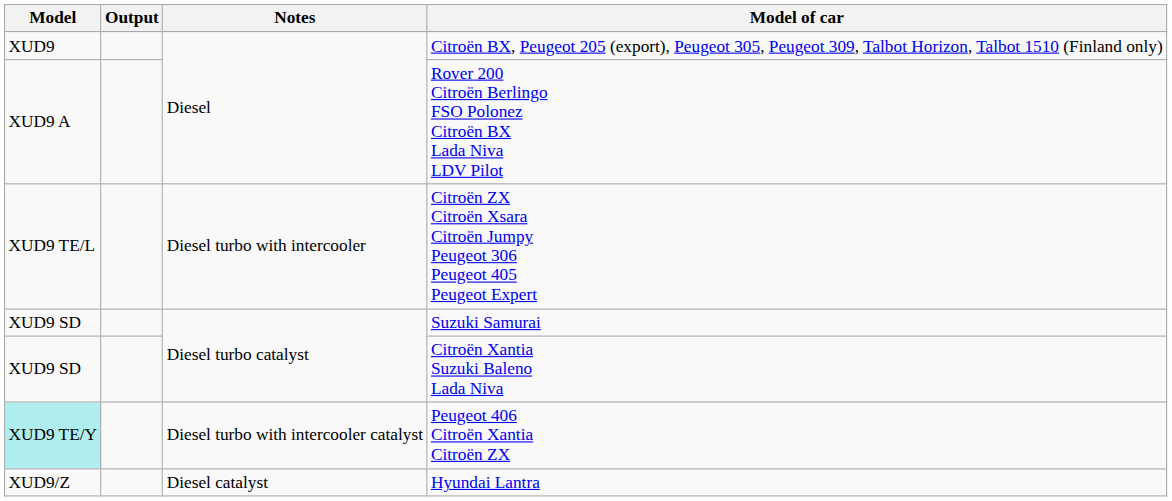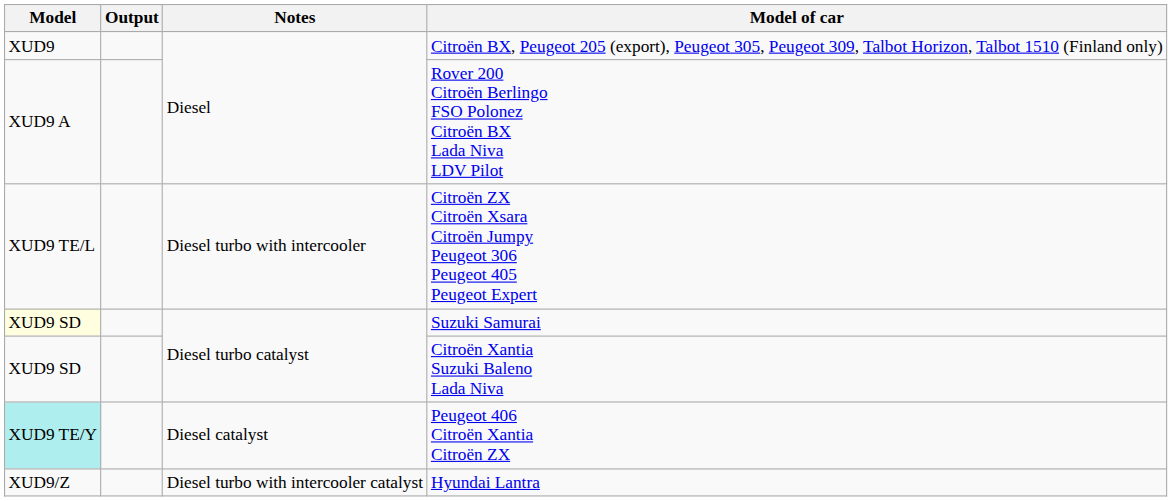(45, 322) no background -> (45, 322) lightyellow background
(295, 435) Diesel turbo with intercooler catalyst -> (217, 435) Diesel catalyst
(217, 482) Diesel catalyst -> (295, 482) Diesel turbo with intercooler catalyst
